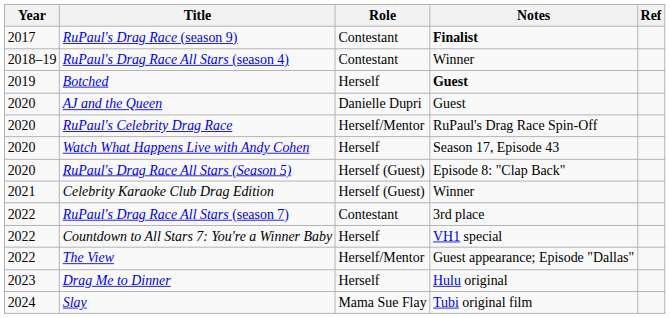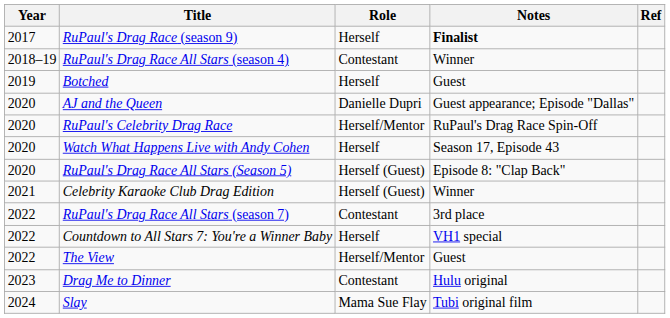(368, 37) Contestant -> (359, 37) Herself
(450, 81) bold -> (449, 81) normal
(449, 103) Guest -> (534, 103) Guest appearance; Episode "Dallas"
(534, 258) Guest appearance; Episode "Dallas" -> (449, 258) Guest
(359, 280) Herself -> (368, 280) Contestant
